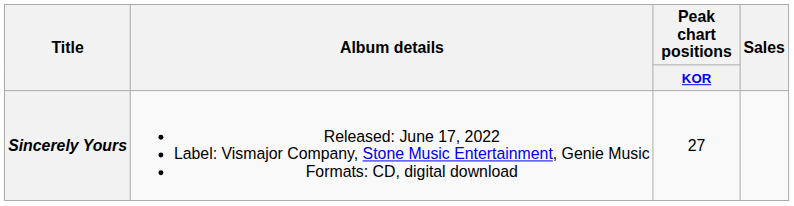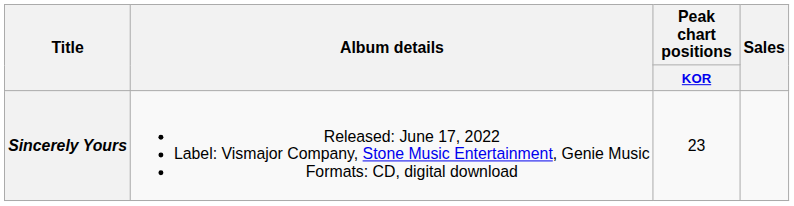(697, 145) 27 -> (697, 145) 23
